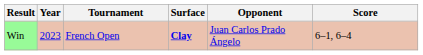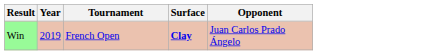- column: (365, 12)
(50, 35) 2023 -> (50, 35) 2019
